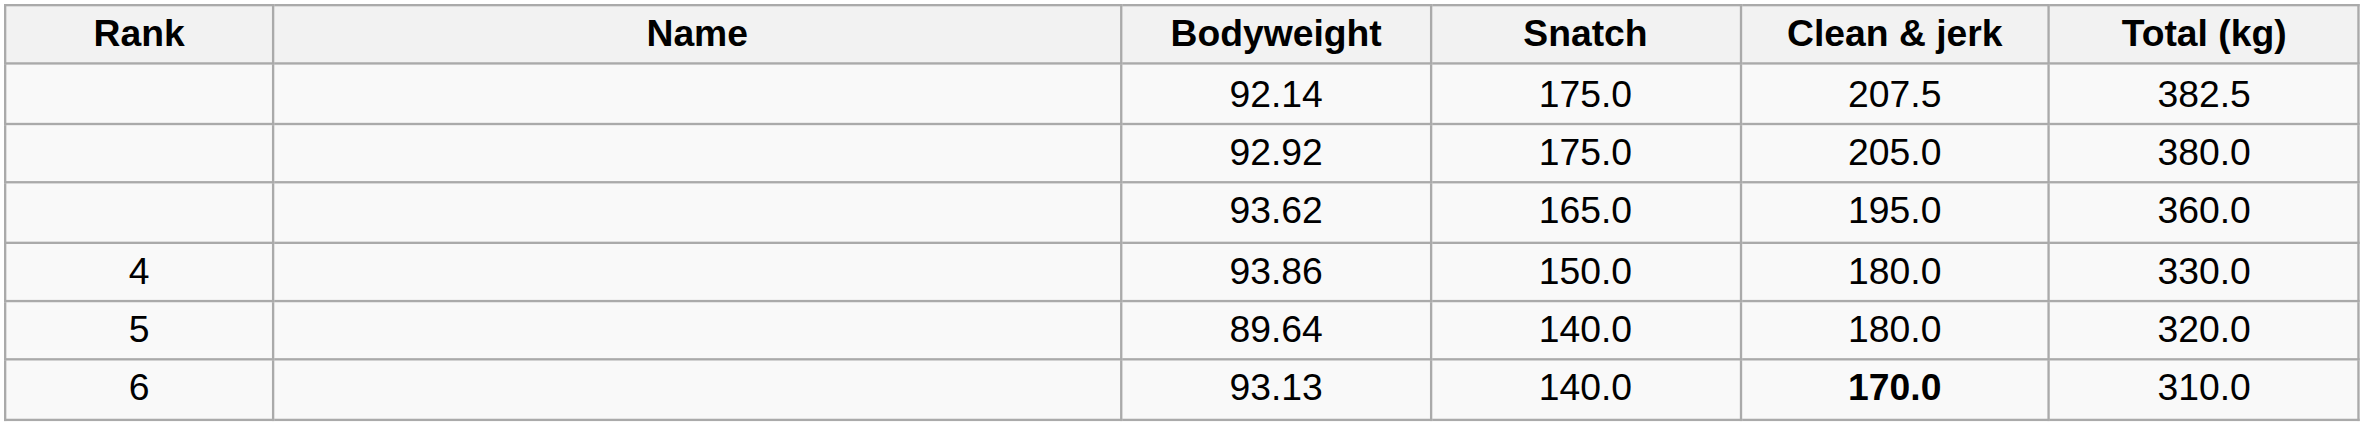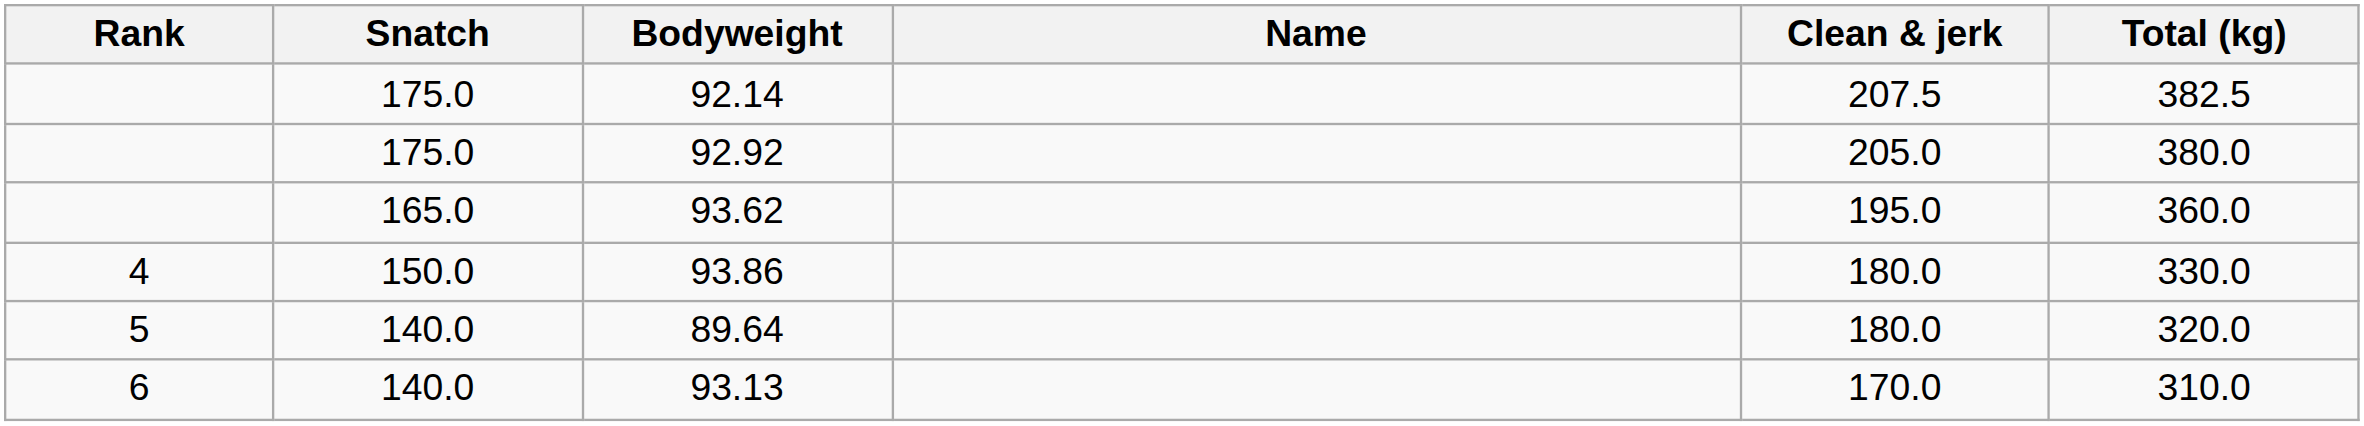columns swapped: (697, 34) <-> (1585, 34)
(1895, 388) bold -> (1895, 388) normal
